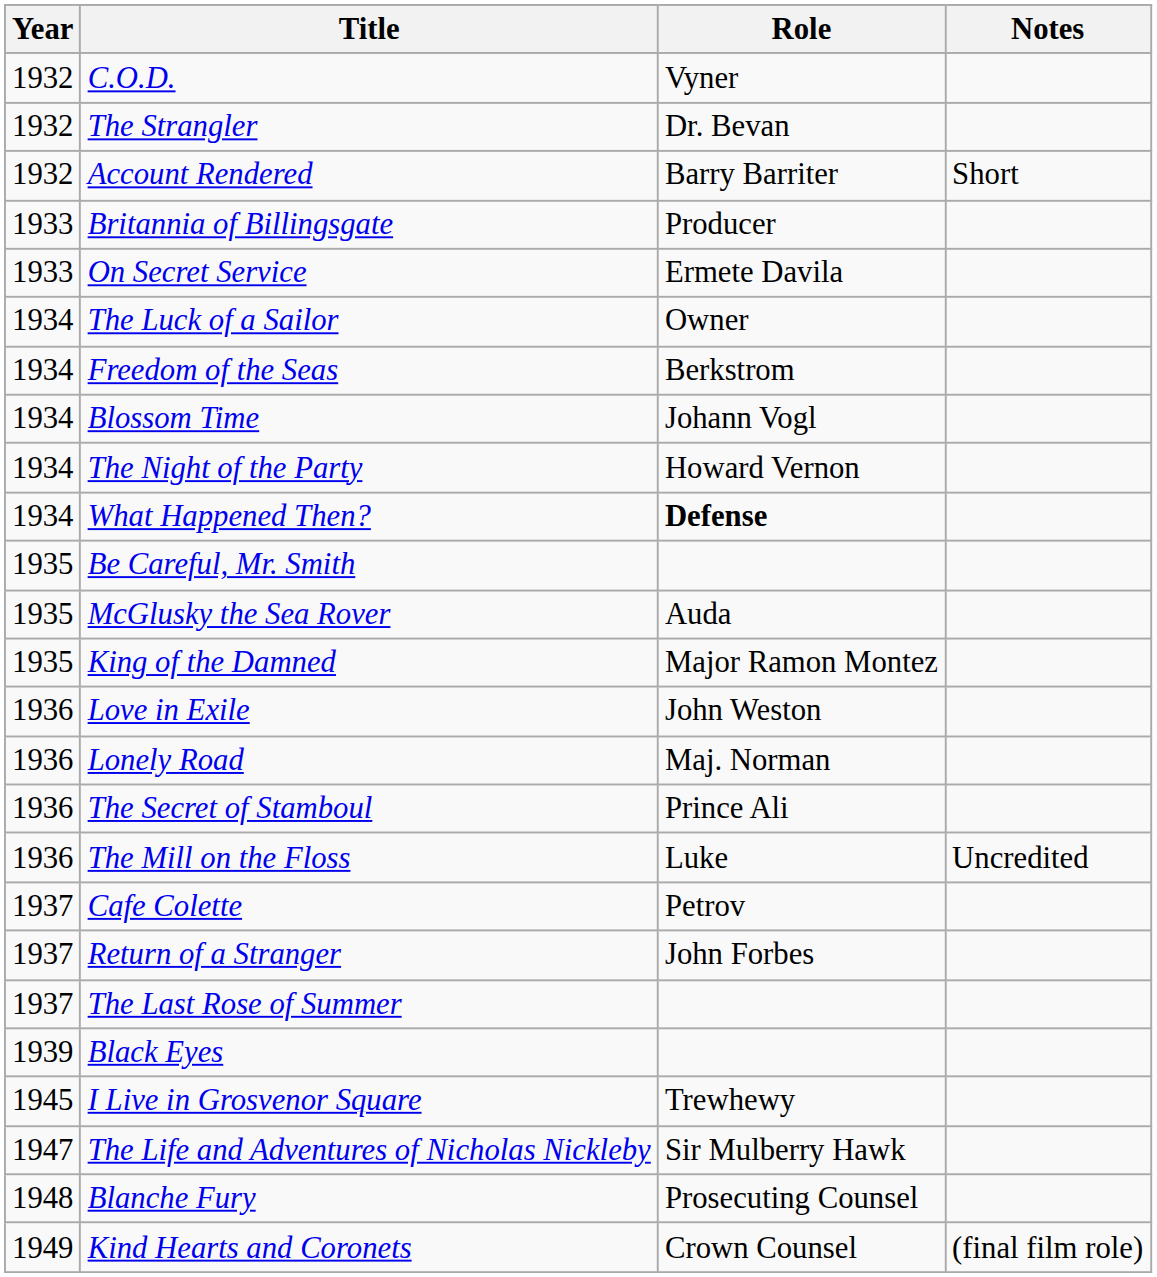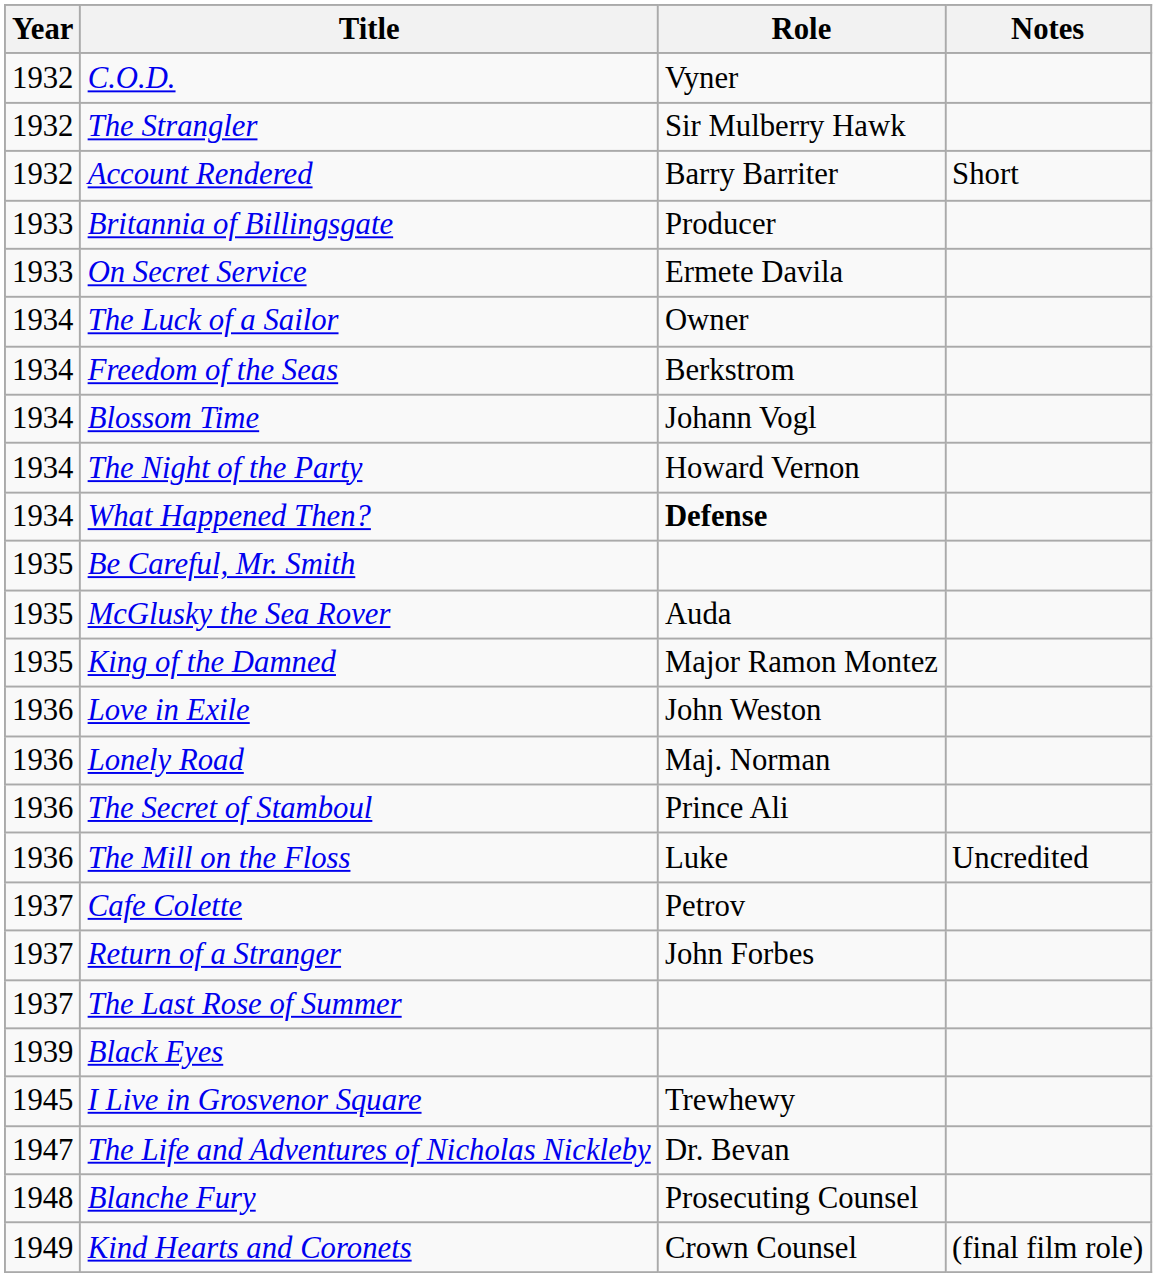(727, 126) Dr. Bevan -> (785, 126) Sir Mulberry Hawk
(785, 1149) Sir Mulberry Hawk -> (727, 1149) Dr. Bevan
